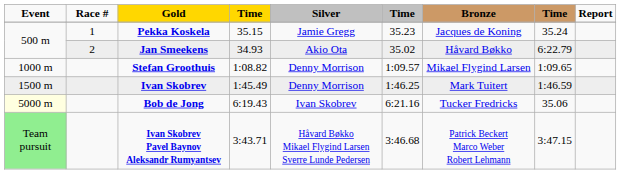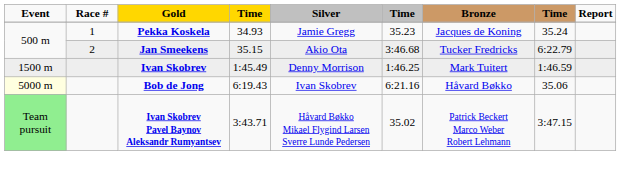(250, 31) 35.15 -> (250, 31) 34.93
(250, 49) 34.93 -> (250, 49) 35.15
(402, 49) 35.02 -> (402, 49) 3:46.68
(479, 49) Håvard Bøkko -> (479, 49) Tucker Fredricks
- row: (174, 67)
(479, 103) Tucker Fredricks -> (479, 85) Håvard Bøkko
(402, 140) 3:46.68 -> (402, 122) 35.02
